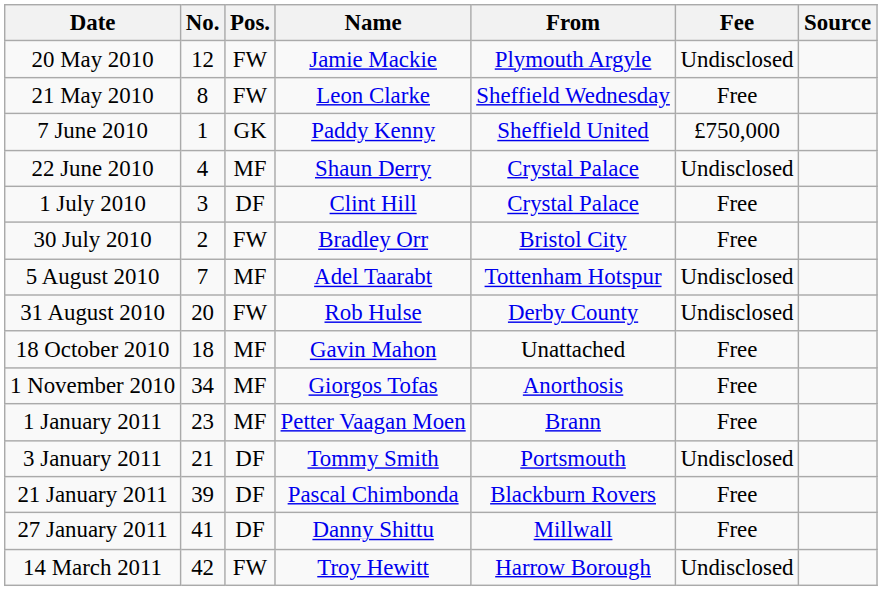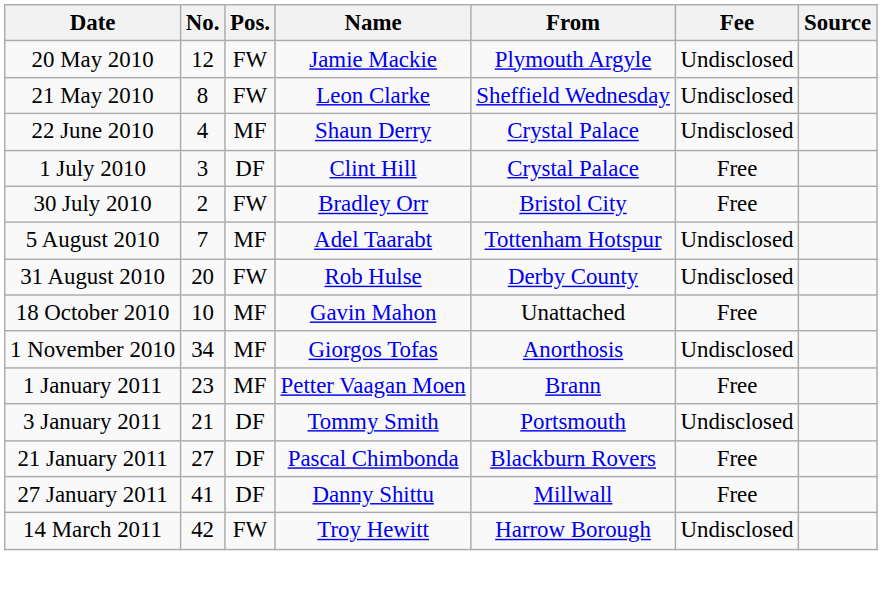(737, 95) Free -> (737, 95) Undisclosed
- row: (93, 131)
(203, 349) 18 -> (203, 312) 10
(737, 385) Free -> (737, 349) Undisclosed
(203, 494) 39 -> (203, 458) 27
